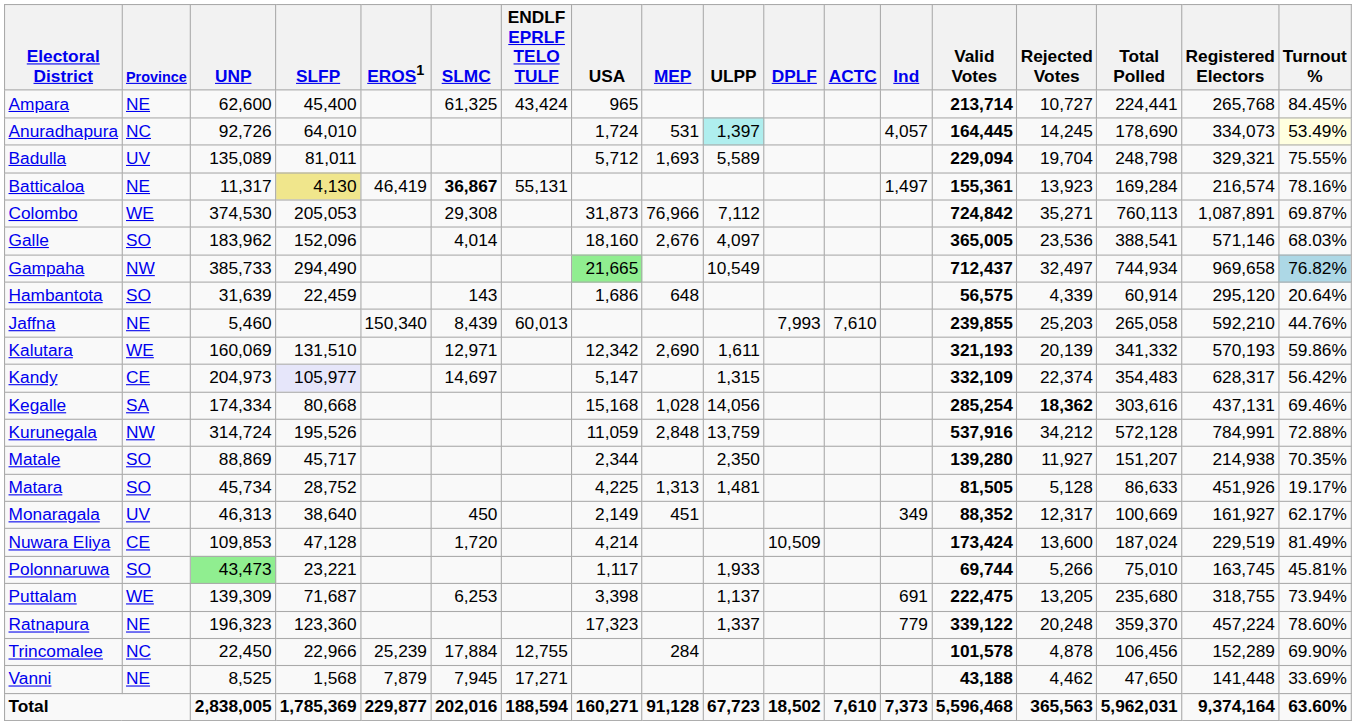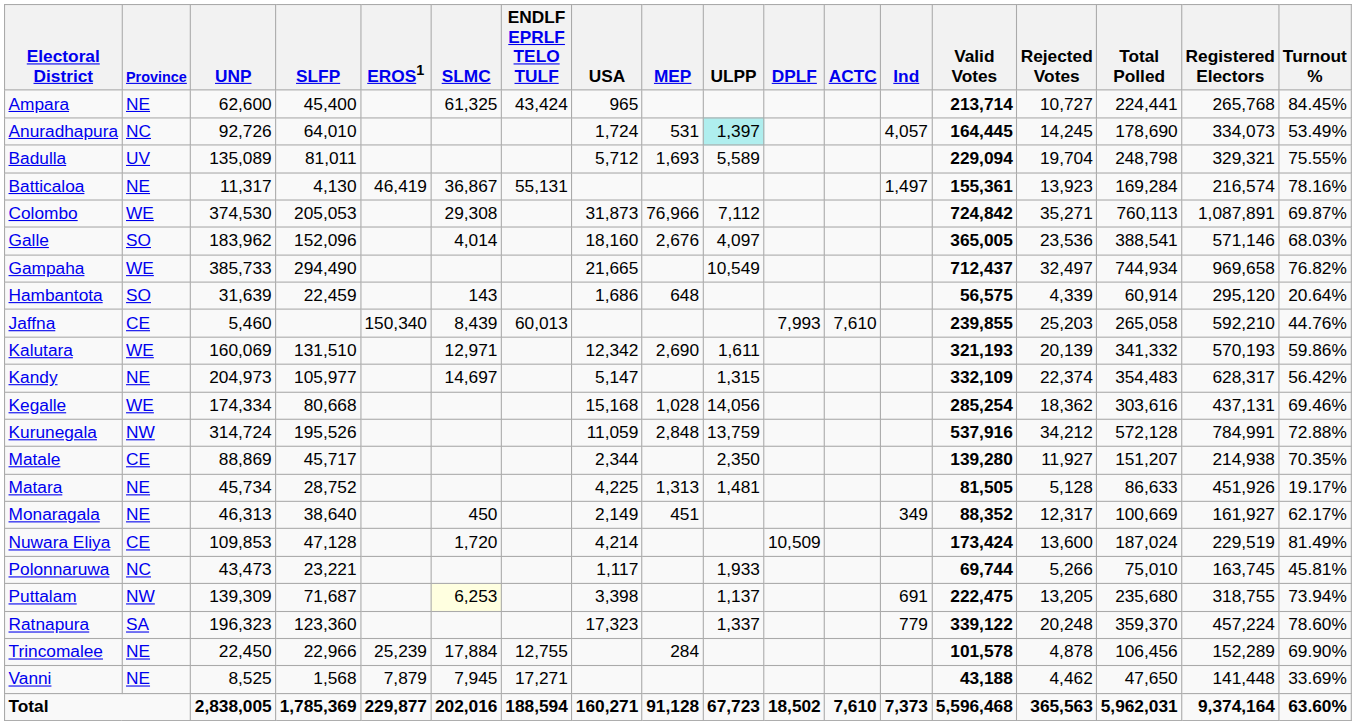(1318, 131) lightyellow background -> (1318, 131) no background
(335, 186) khaki background -> (335, 186) no background
(471, 186) bold -> (471, 186) normal
(140, 268) NW -> (140, 268) WE
(612, 268) lightgreen background -> (612, 268) no background
(1318, 268) lightblue background -> (1318, 268) no background
(138, 323) NE -> (138, 323) CE
(138, 377) CE -> (138, 377) NE
(325, 377) lavender background -> (325, 377) no background
(138, 405) SA -> (140, 405) WE
(1066, 405) bold -> (1066, 405) normal
(139, 460) SO -> (138, 460) CE
(139, 487) SO -> (138, 487) NE
(138, 515) UV -> (138, 515) NE
(139, 569) SO -> (139, 569) NC
(245, 569) lightgreen background -> (245, 569) no background
(140, 597) WE -> (140, 597) NW
(476, 597) no background -> (476, 597) lightyellow background
(138, 624) NE -> (138, 624) SA
(139, 652) NC -> (138, 652) NE
